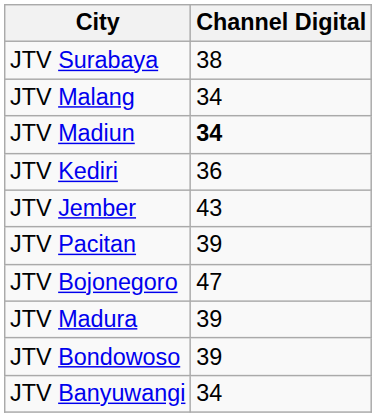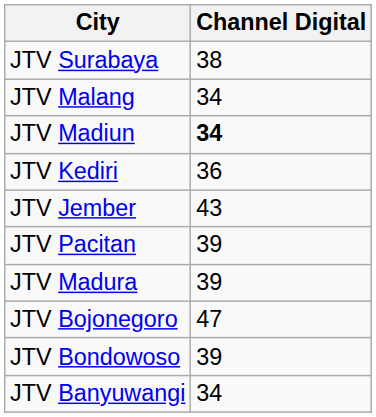rows swapped: (74, 319) <-> (94, 282)
